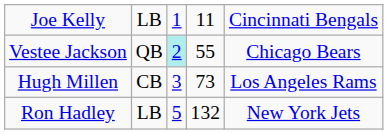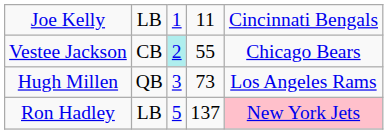(149, 50) QB -> (149, 50) CB
(149, 81) CB -> (149, 81) QB
(205, 112) 132 -> (205, 112) 137
(303, 112) no background -> (303, 112) pink background
